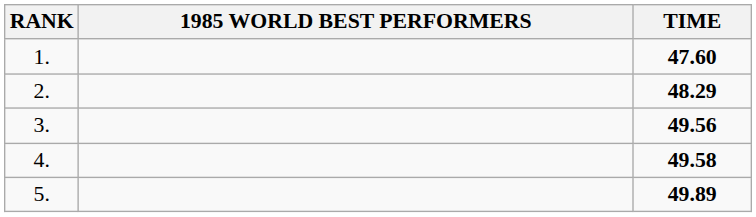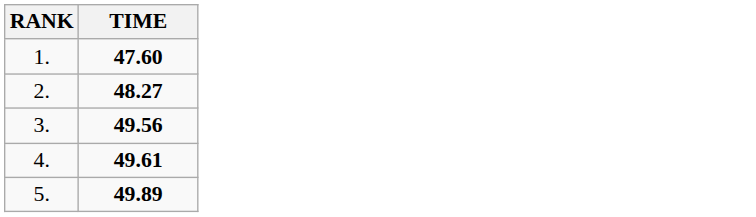- column: (356, 21)
(692, 90) 48.29 -> (138, 90) 48.27
(692, 159) 49.58 -> (138, 159) 49.61
